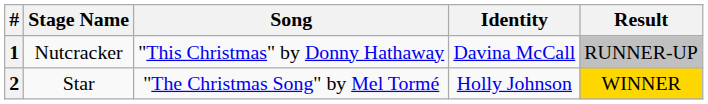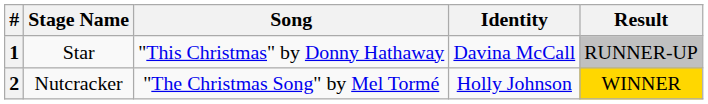(79, 51) Nutcracker -> (79, 51) Star
(79, 83) Star -> (79, 83) Nutcracker
